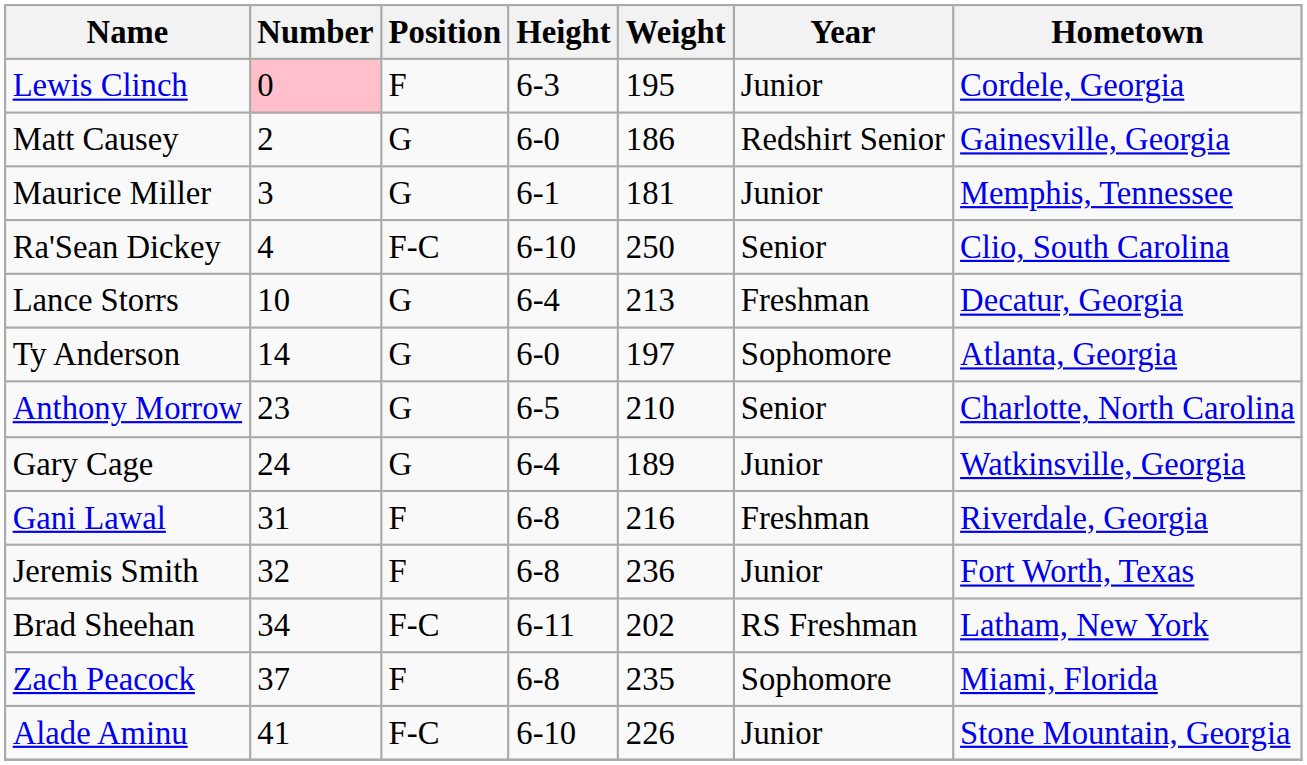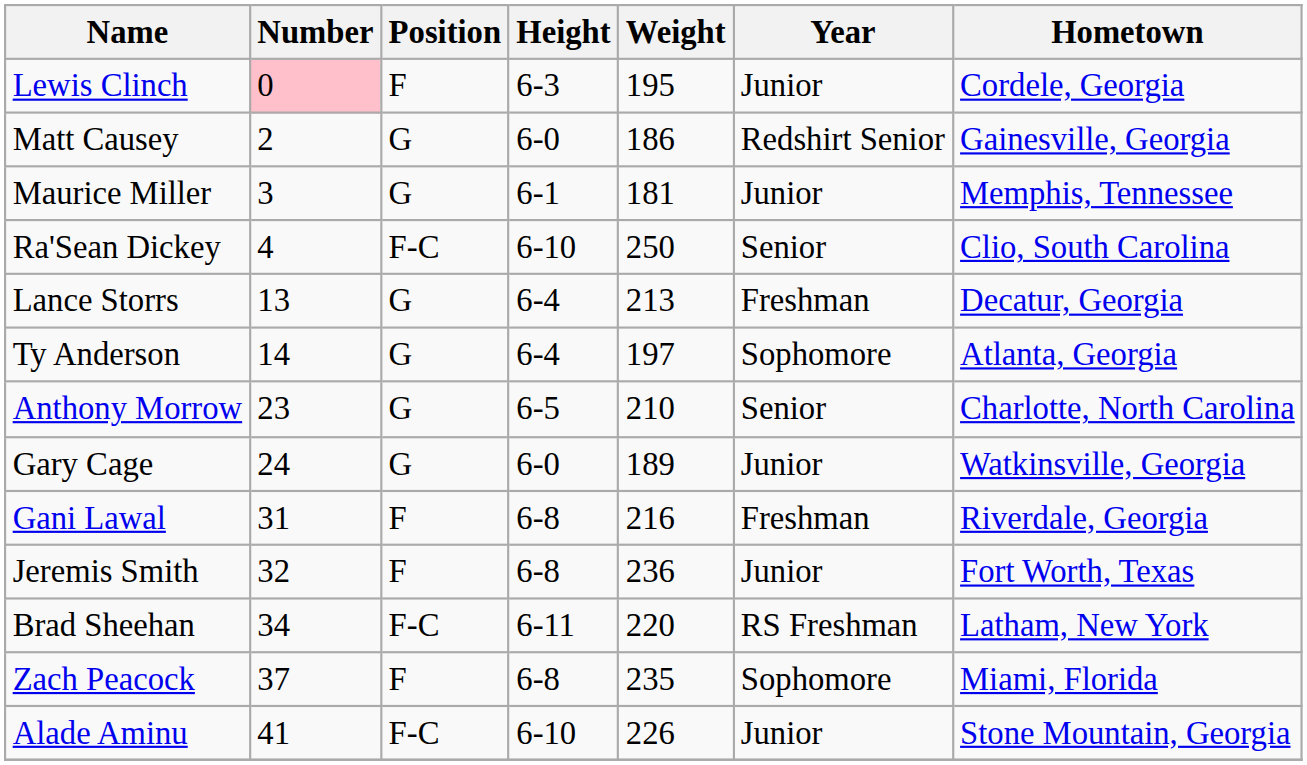(274, 301) 10 -> (274, 301) 13
(538, 354) 6-0 -> (538, 354) 6-4
(538, 462) 6-4 -> (538, 462) 6-0
(650, 624) 202 -> (650, 624) 220
